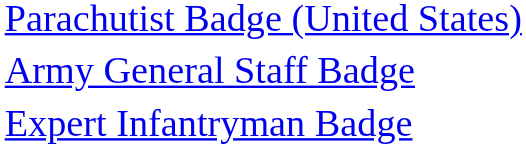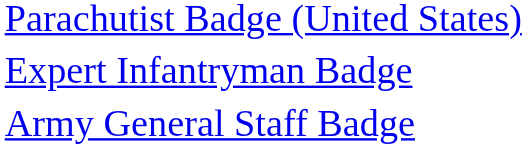rows swapped: (209, 123) <-> (210, 70)
